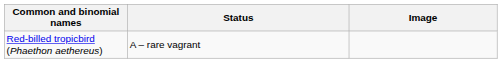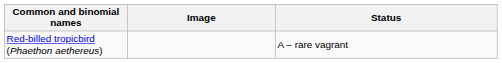columns swapped: (423, 17) <-> (238, 17)
